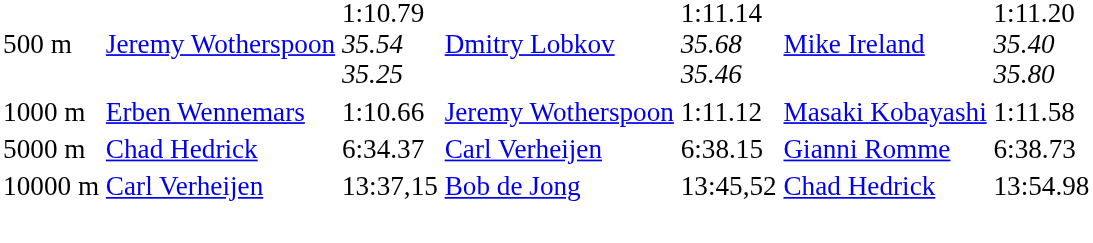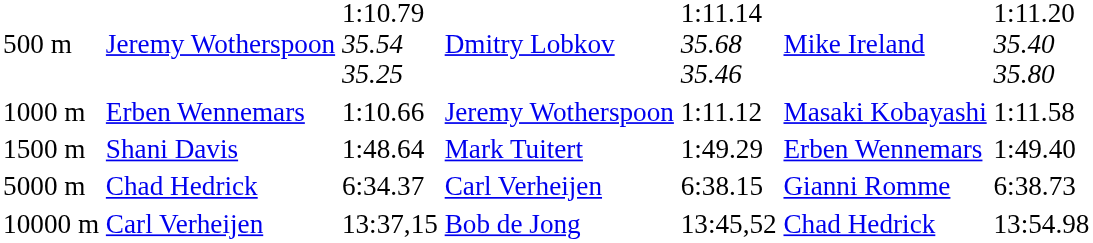+ row: (172, 149)
